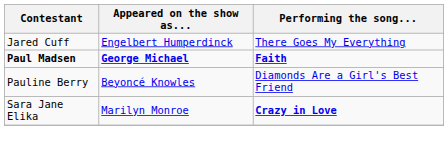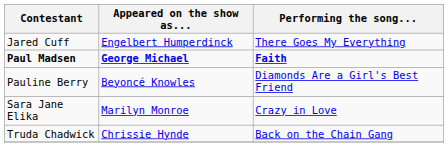(296, 111) bold -> (296, 111) normal
+ row: (51, 134)
